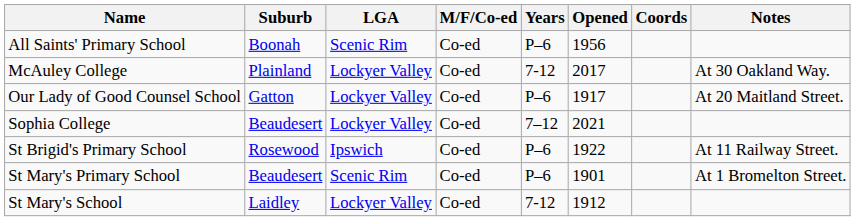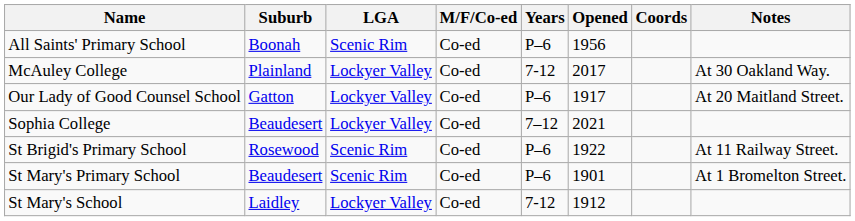(356, 149) Ipswich -> (369, 149) Scenic Rim
